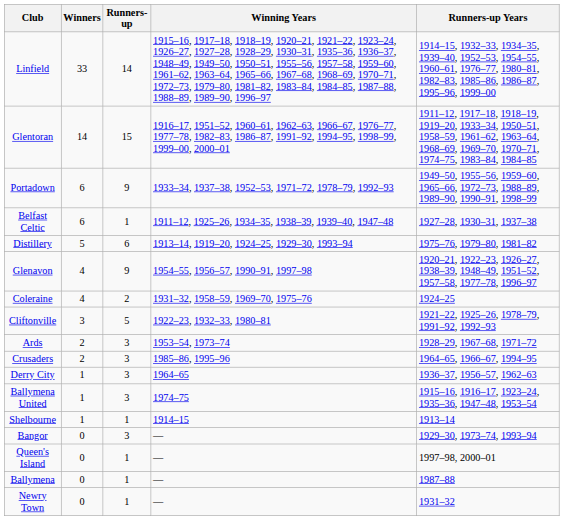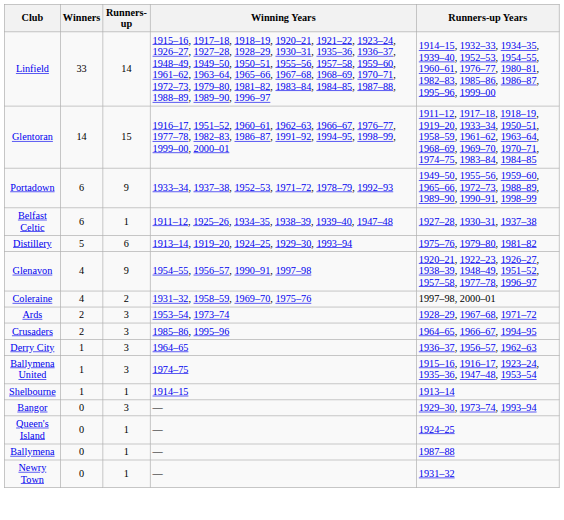(437, 299) 1924–25 -> (457, 299) 1997–98, 2000–01
- row: (33, 321)
(457, 457) 1997–98, 2000–01 -> (437, 430) 1924–25
